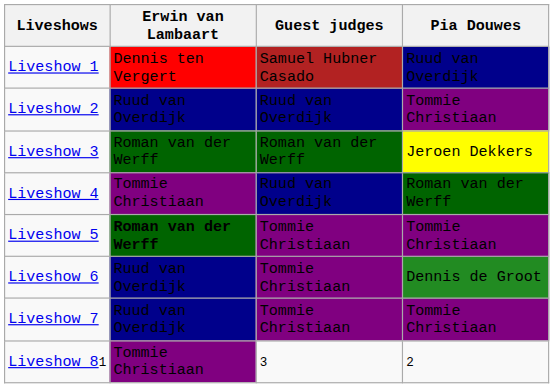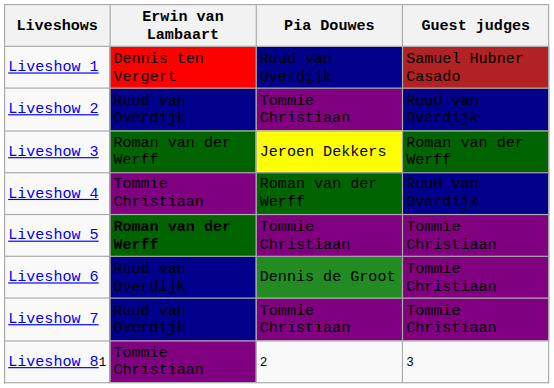columns swapped: (476, 26) <-> (329, 26)
